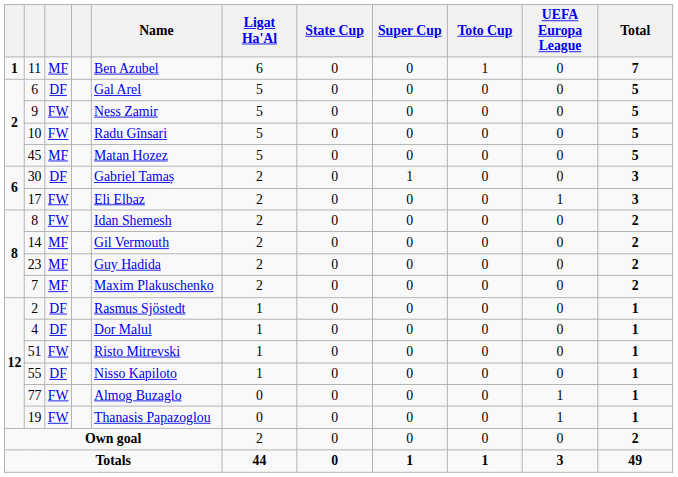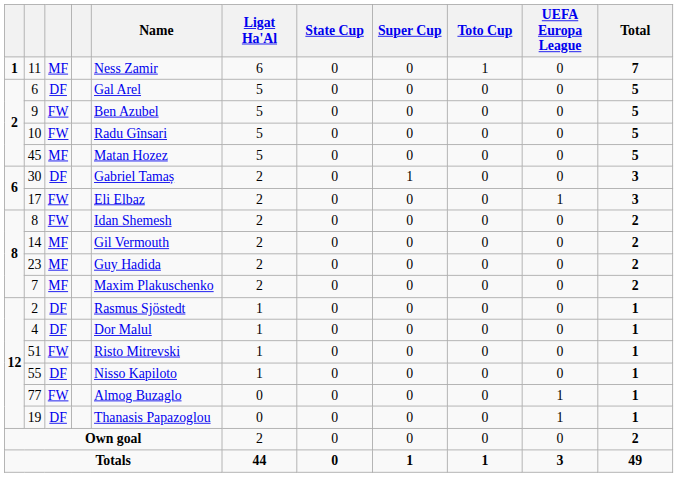(126, 68) Ben Azubel -> (126, 68) Ness Zamir
(126, 111) Ness Zamir -> (126, 111) Ben Azubel
(58, 417) FW -> (58, 417) DF
